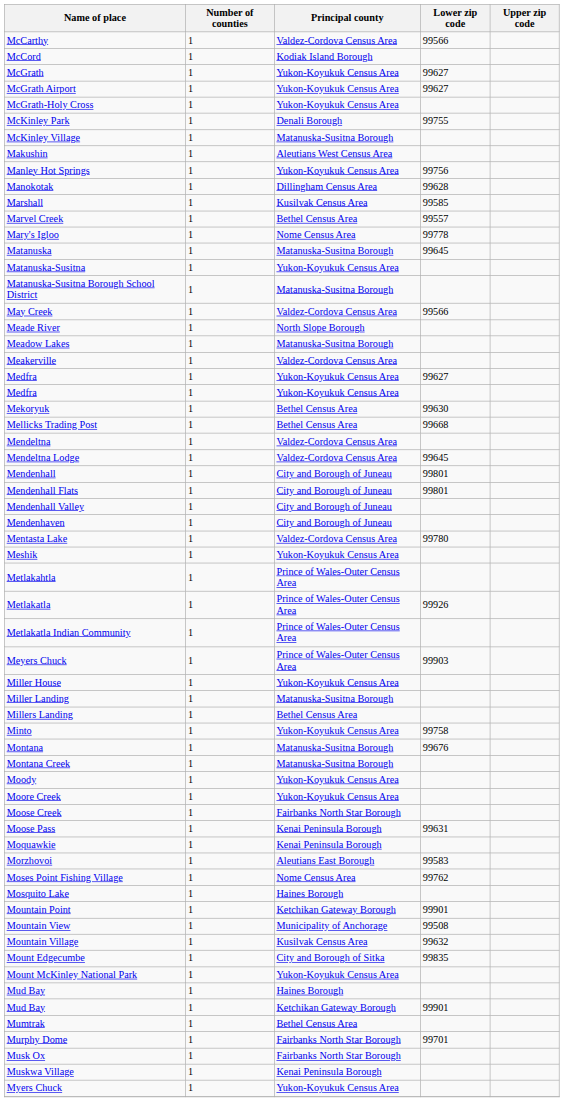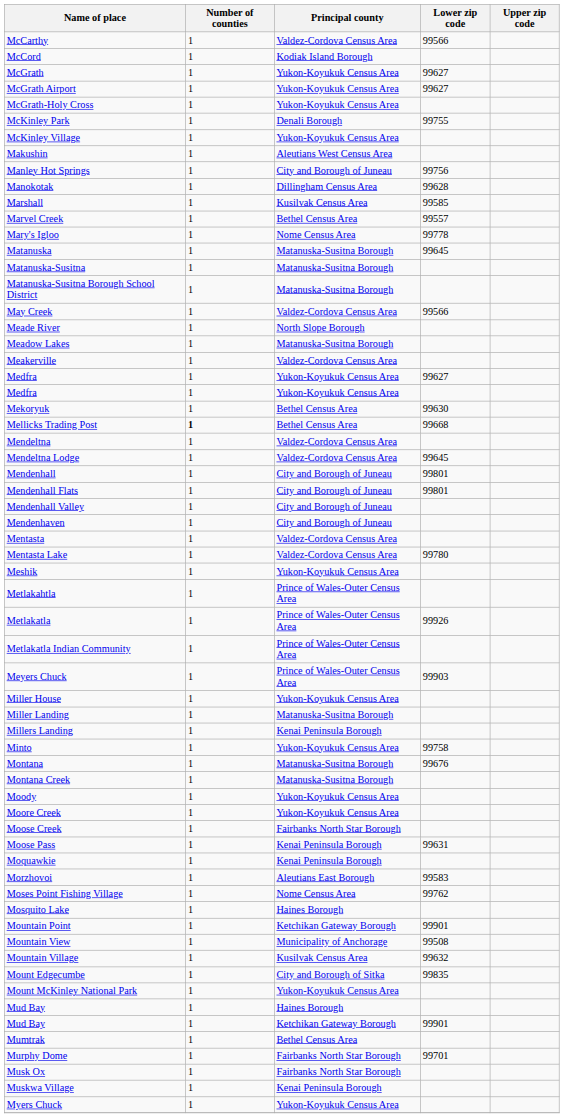(335, 137) Matanuska-Susitna Borough -> (338, 137) Yukon-Koyukuk Census Area
(338, 170) Yukon-Koyukuk Census Area -> (334, 170) City and Borough of Juneau
(338, 267) Yukon-Koyukuk Census Area -> (335, 267) Matanuska-Susitna Borough
(190, 425) normal -> (190, 425) bold
+ row: (25, 539)
(317, 715) Bethel Census Area -> (329, 731) Kenai Peninsula Borough
